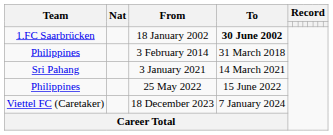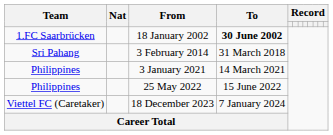(55, 52) Philippines -> (55, 52) Sri Pahang
(55, 69) Sri Pahang -> (55, 69) Philippines
